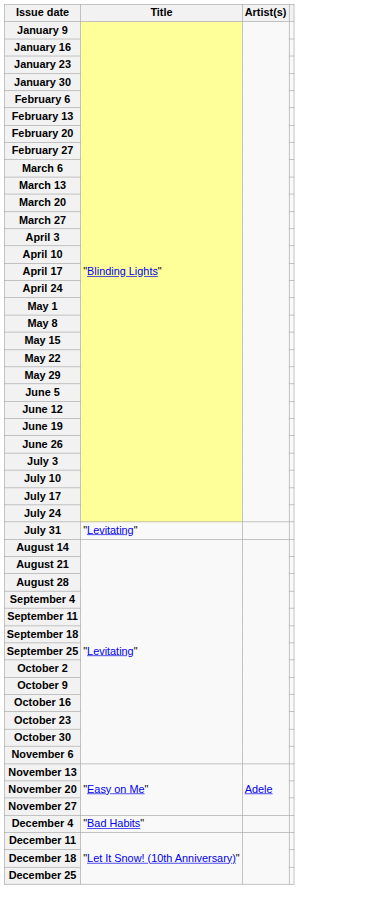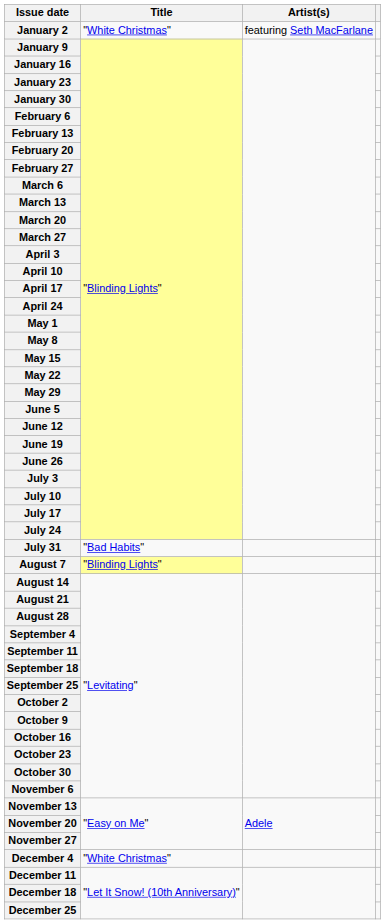+ row: (43, 30)
(110, 530) "Levitating" -> (114, 548) "Bad Habits"
+ row: (43, 565)
(114, 824) "Bad Habits" -> (127, 858) "White Christmas"
